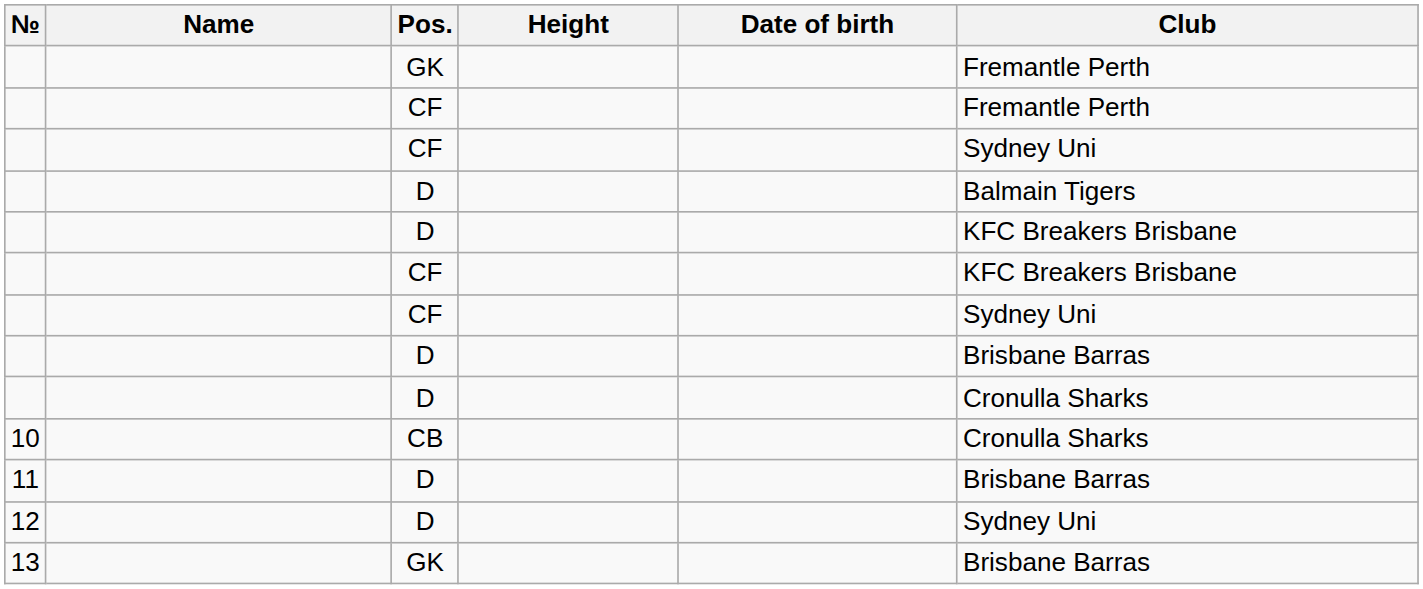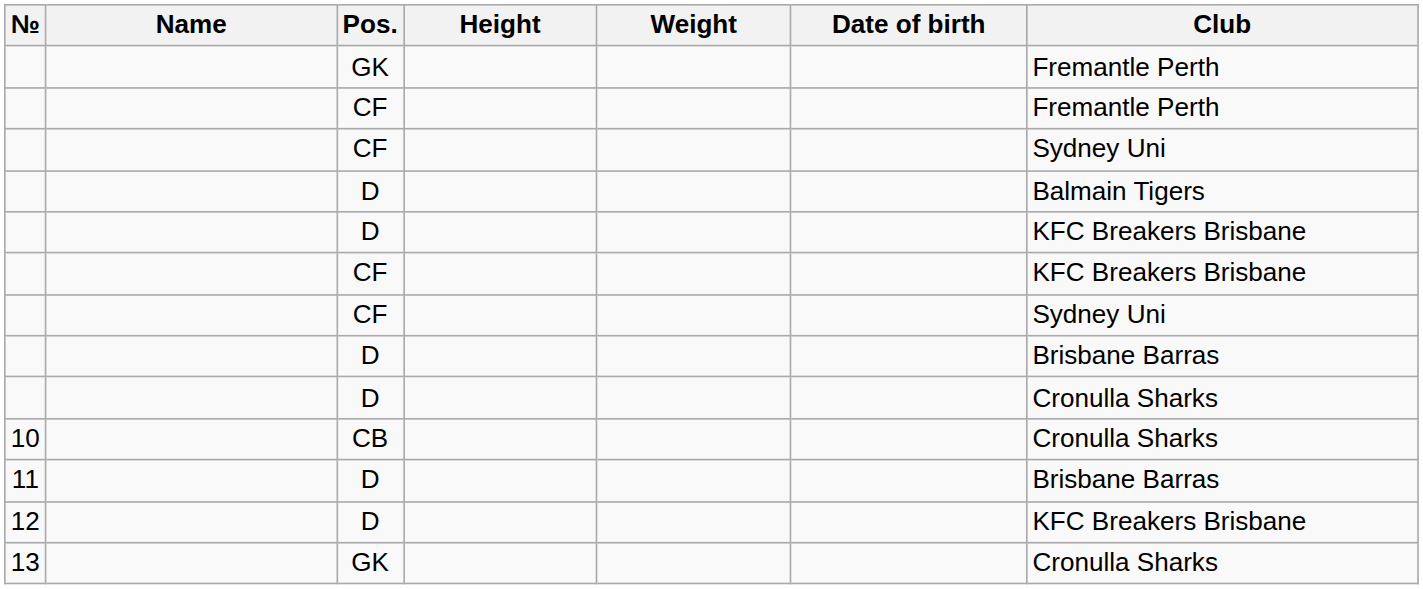+ column: (694, 25)
(1030, 521) Sydney Uni -> (1169, 521) KFC Breakers Brisbane
(1056, 562) Brisbane Barras -> (1125, 562) Cronulla Sharks
